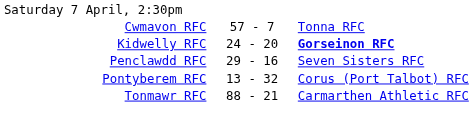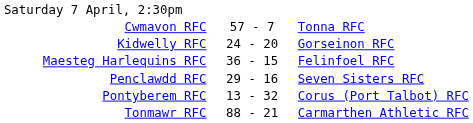(346, 44) bold -> (346, 44) normal
+ row: (125, 61)
